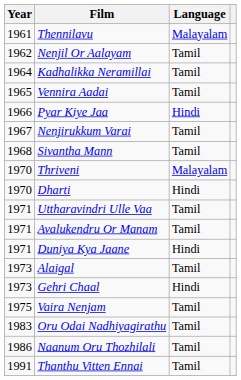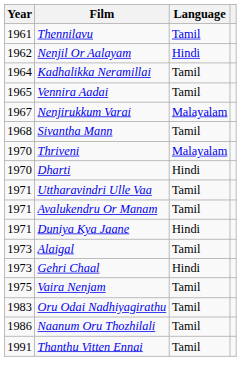(200, 33) Malayalam -> (186, 33) Tamil
(186, 53) Tamil -> (186, 53) Hindi
- row: (73, 111)
(186, 131) Tamil -> (200, 111) Malayalam
